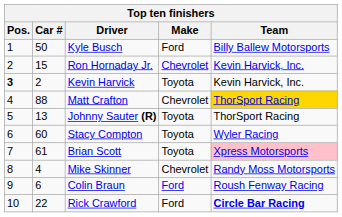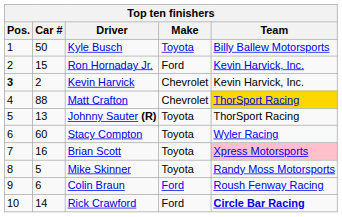(173, 48) Ford -> (178, 48) Toyota
(185, 65) Chevrolet -> (173, 65) Ford
(178, 83) Toyota -> (185, 83) Chevrolet
(41, 152) 61 -> (41, 152) 16
(38, 169) 4 -> (38, 169) 5
(185, 169) Chevrolet -> (178, 169) Toyota
(41, 204) 22 -> (41, 204) 14
